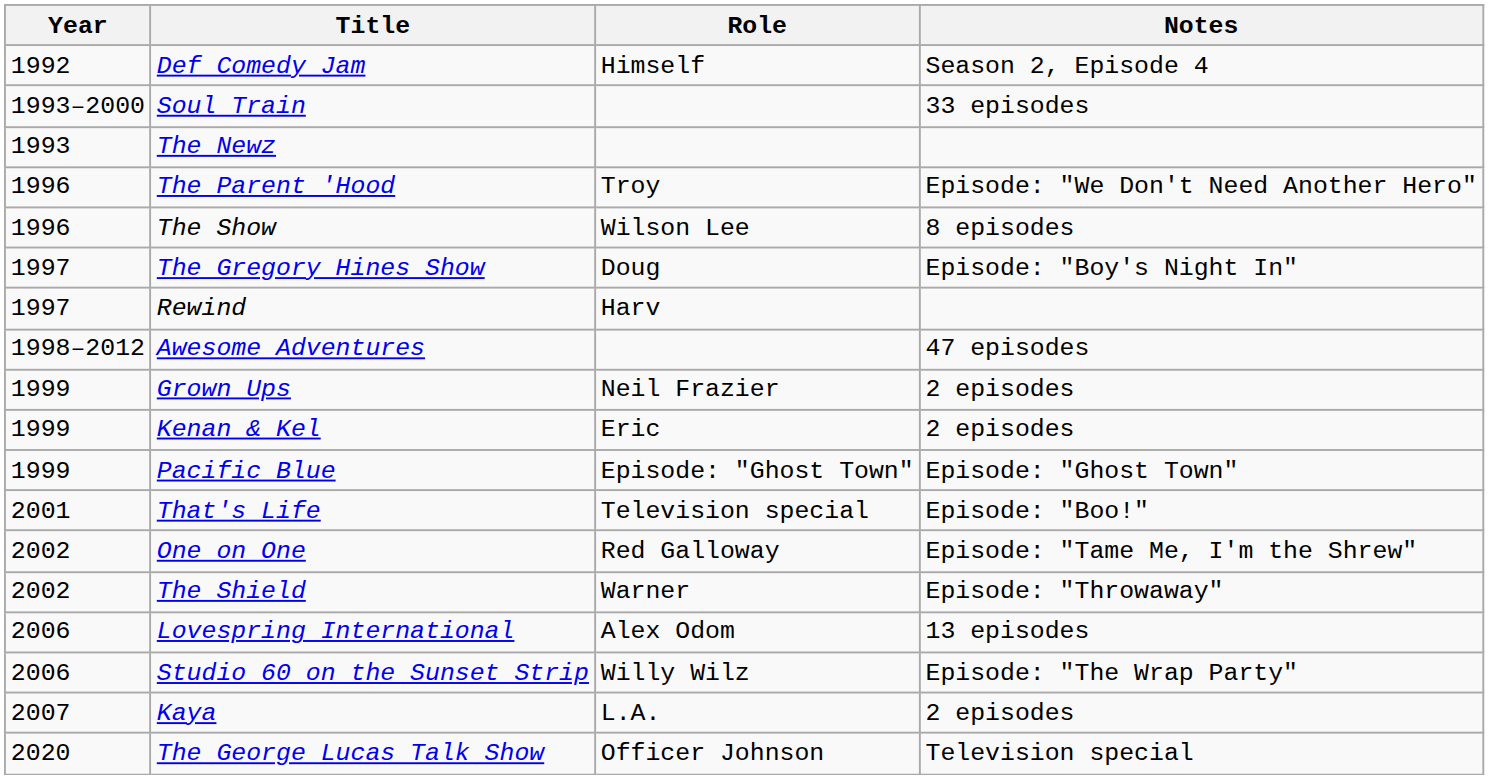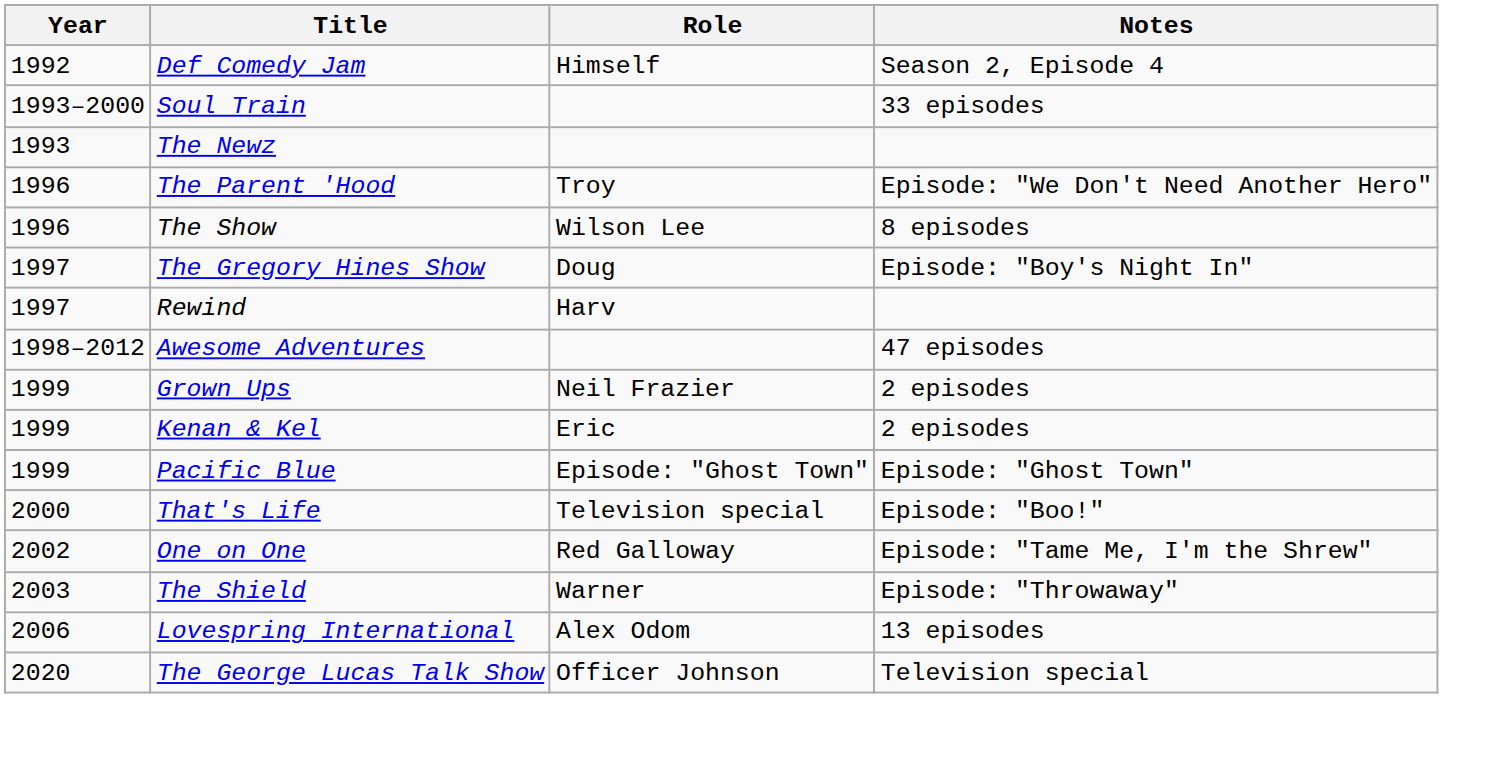(41, 511) 2001 -> (41, 511) 2000
(41, 592) 2002 -> (41, 592) 2003
- row: (373, 673)
- row: (187, 713)
